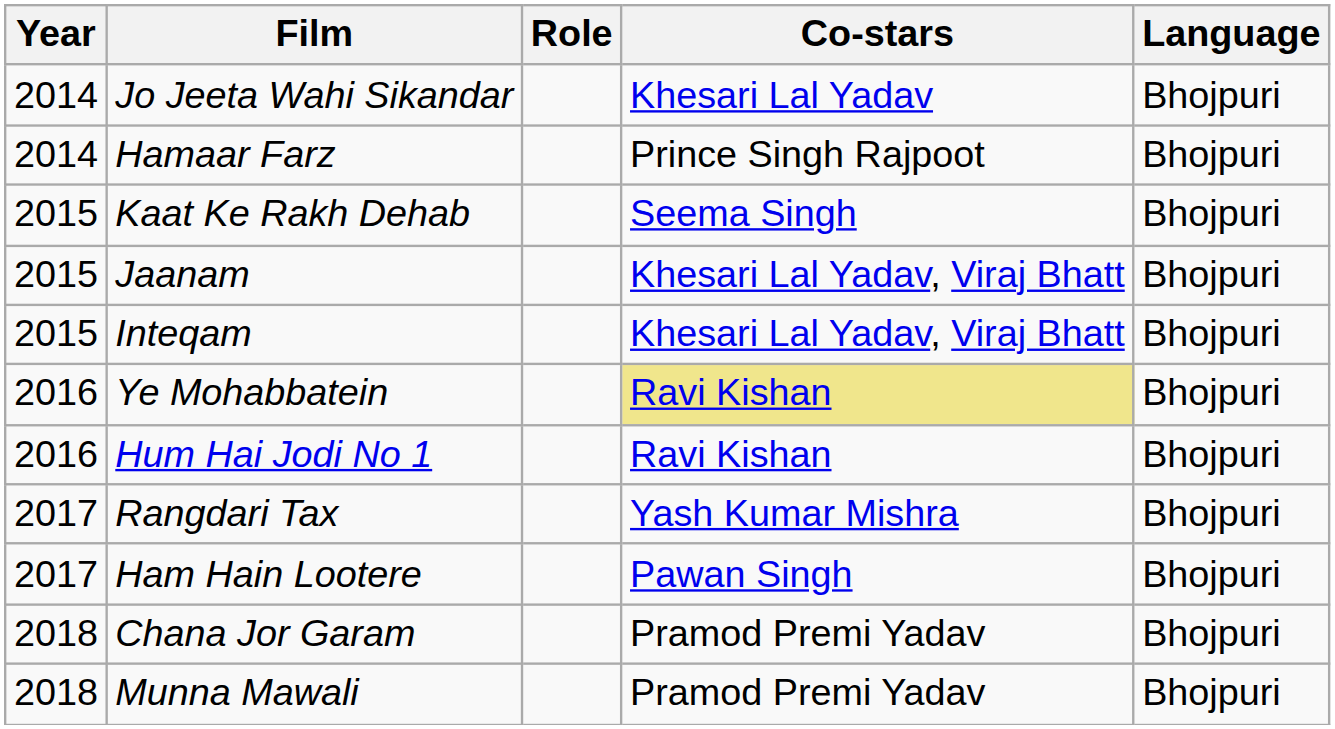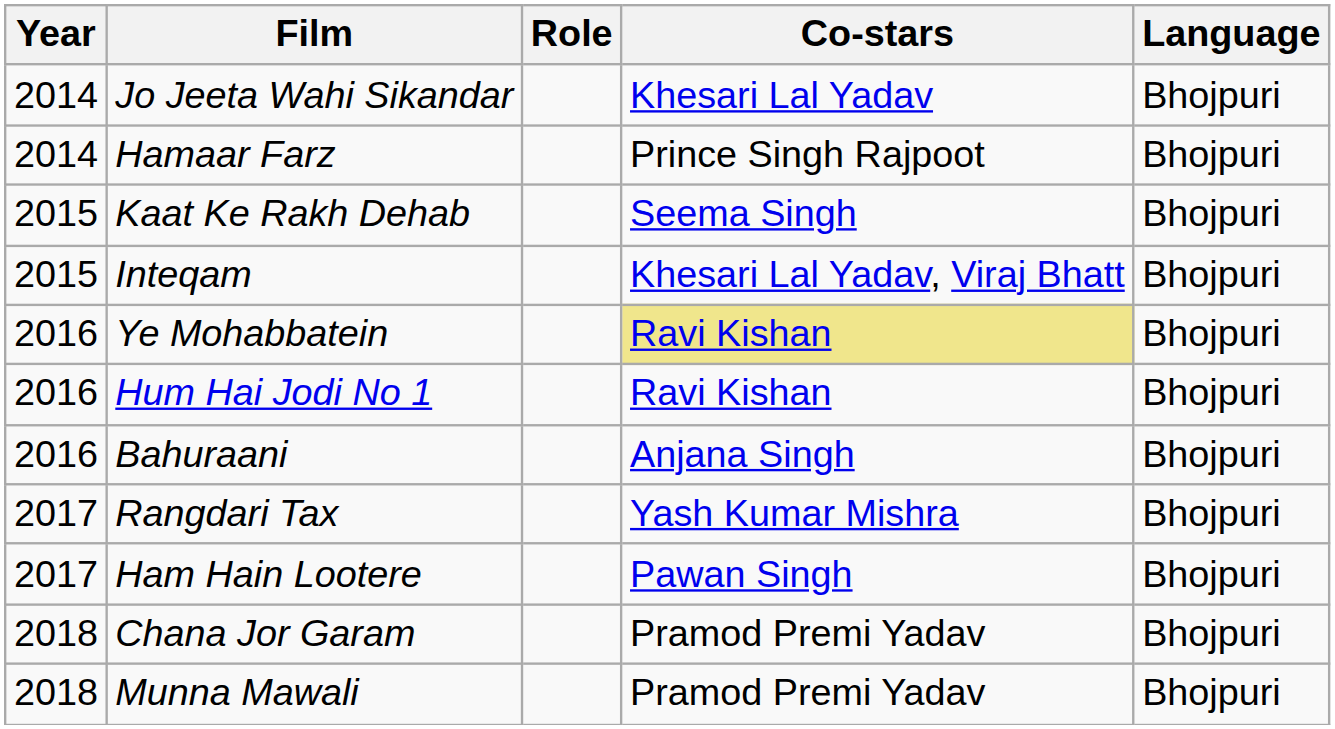- row: (182, 273)
+ row: (201, 453)
